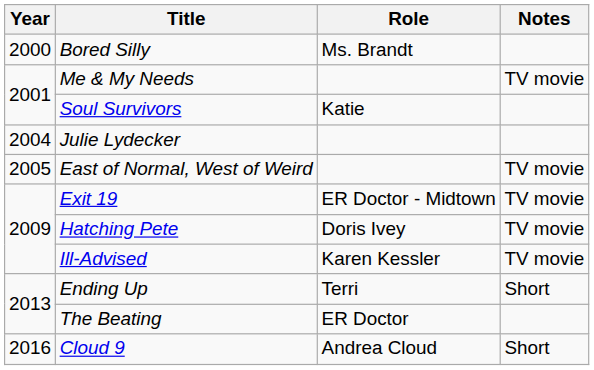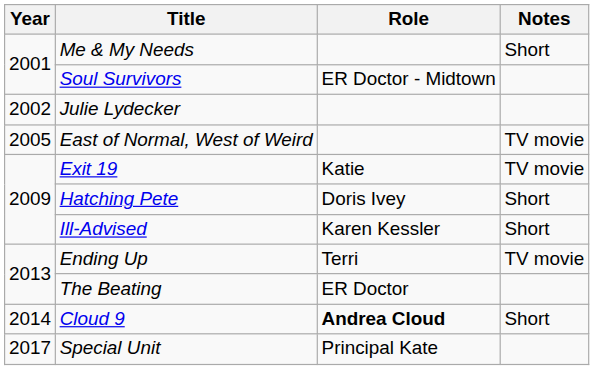- row: (105, 49)
(544, 79) TV movie -> (527, 49) Short
(343, 109) Katie -> (409, 79) ER Doctor - Midtown
(30, 139) 2004 -> (30, 109) 2002
(409, 199) ER Doctor - Midtown -> (343, 169) Katie
(544, 229) TV movie -> (527, 199) Short
(544, 259) TV movie -> (527, 229) Short
(527, 288) Short -> (544, 259) TV movie
(30, 348) 2016 -> (30, 318) 2014
(379, 348) normal -> (383, 318) bold
+ row: (110, 348)
